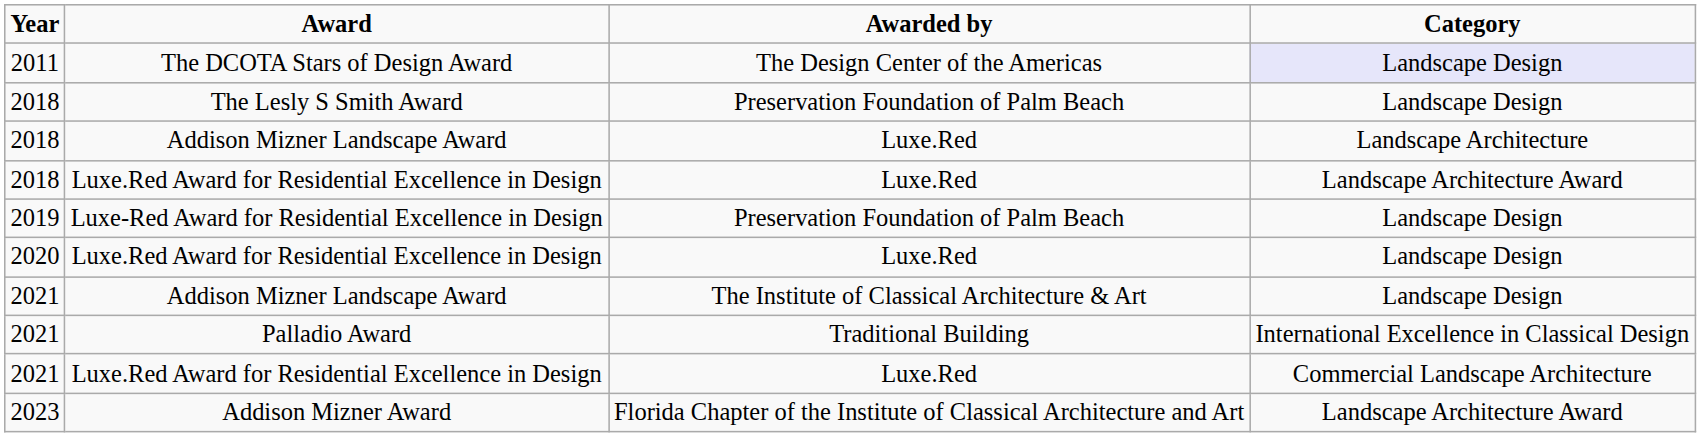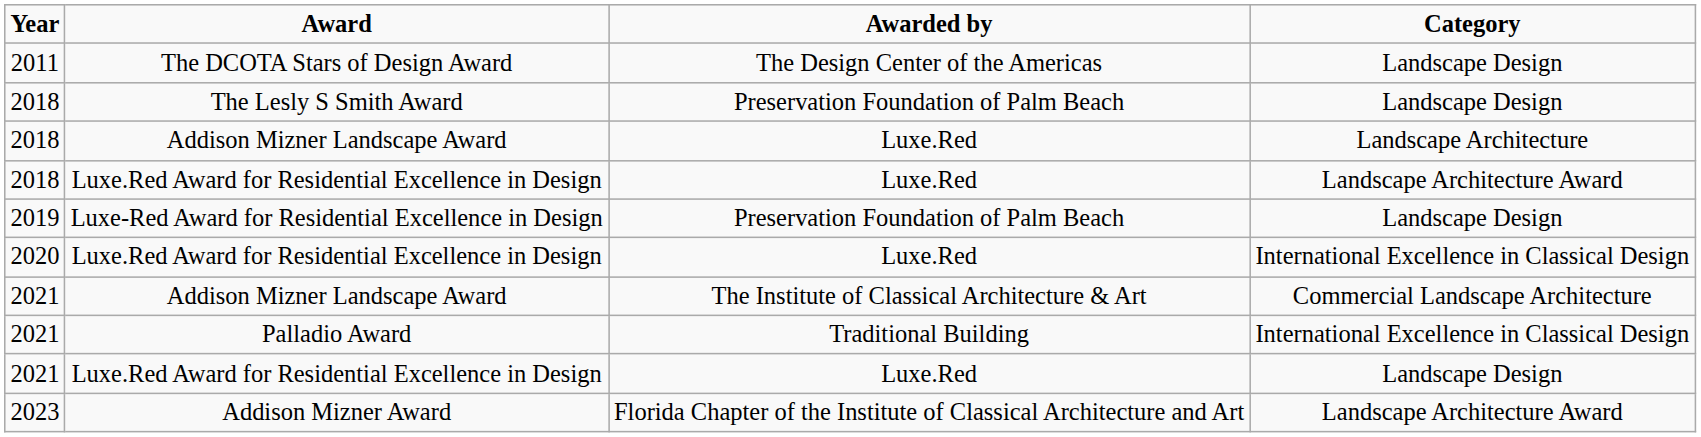(1472, 62) lavender background -> (1472, 62) no background
(1472, 256) Landscape Design -> (1472, 256) International Excellence in Classical Design
(1472, 295) Landscape Design -> (1472, 295) Commercial Landscape Architecture
(1472, 373) Commercial Landscape Architecture -> (1472, 373) Landscape Design
